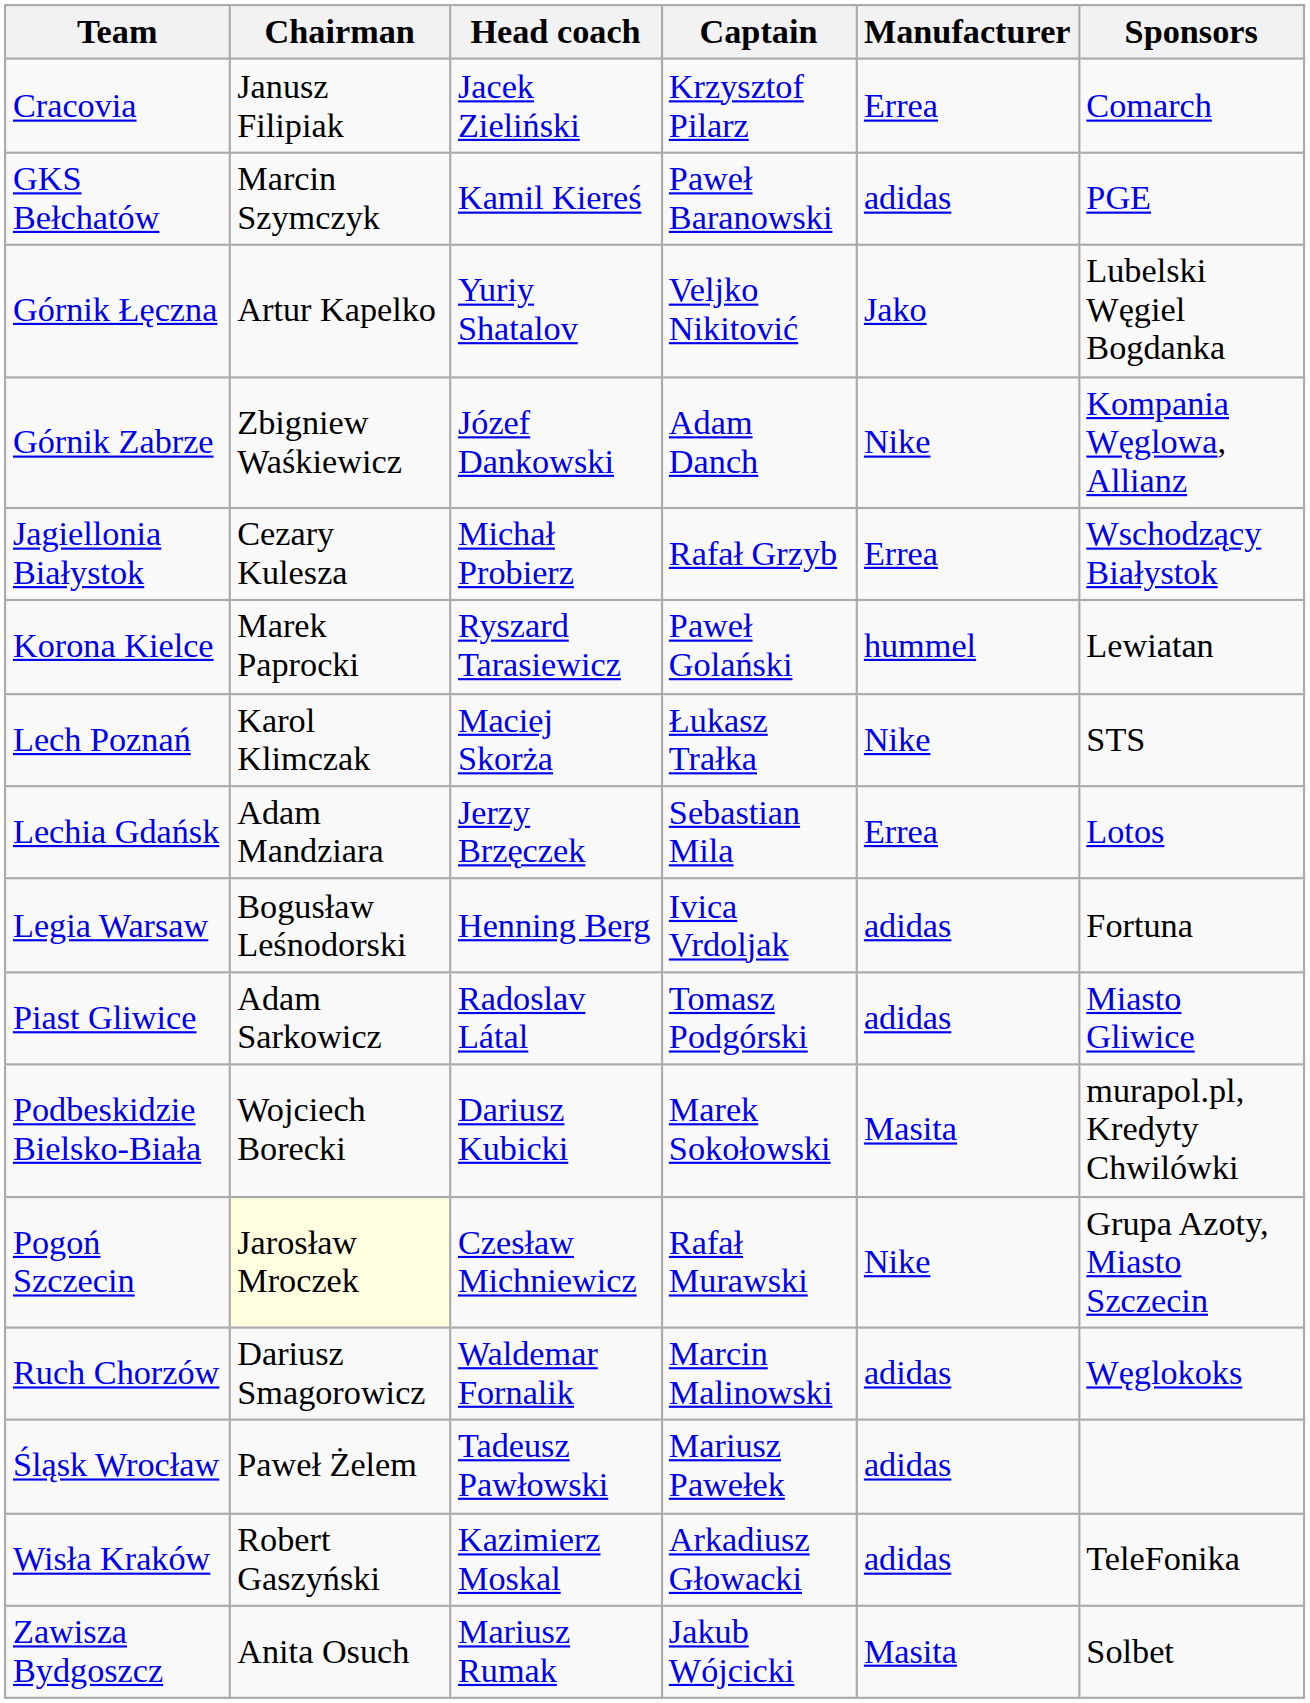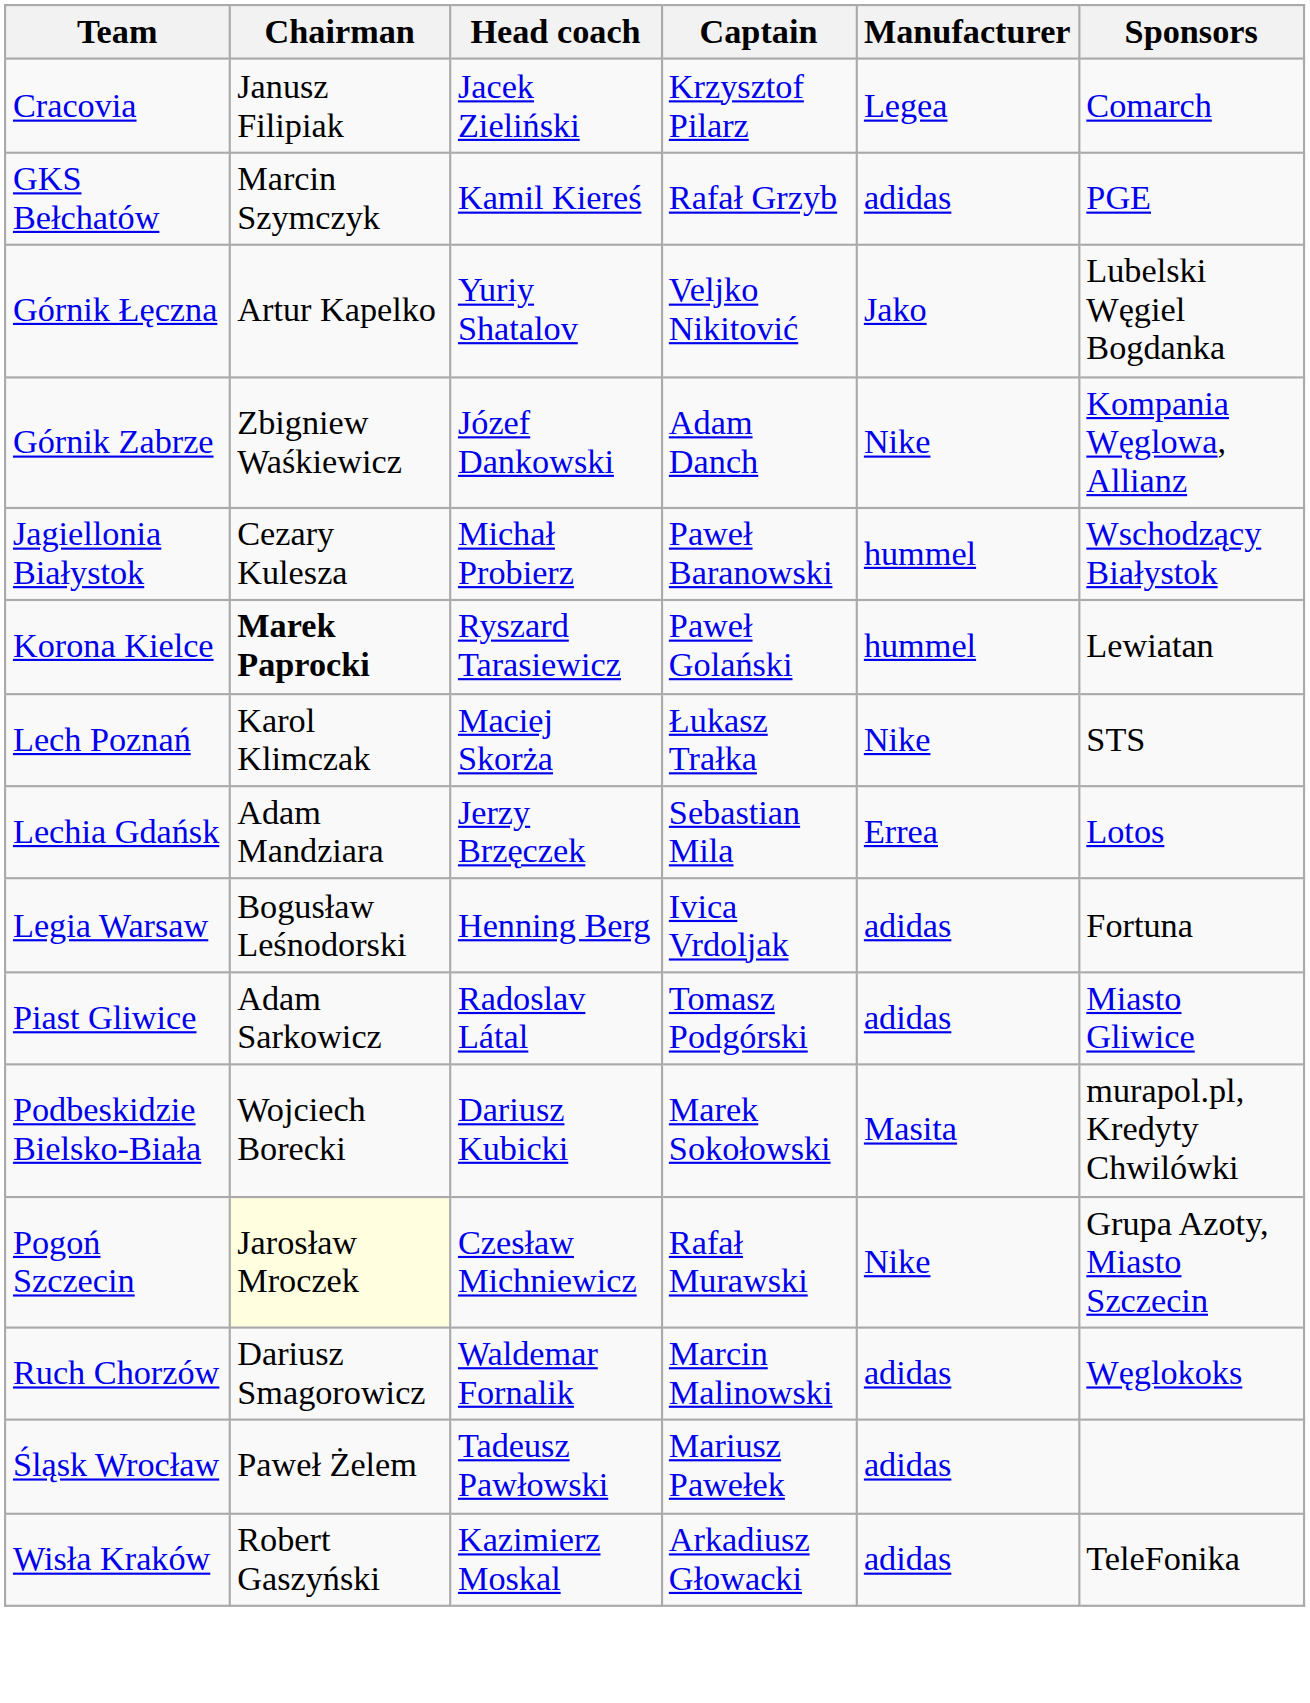(901, 105) Errea -> (906, 105) Legea
(751, 198) Paweł Baranowski -> (753, 198) Rafał Grzyb
(753, 553) Rafał Grzyb -> (751, 553) Paweł Baranowski
(901, 553) Errea -> (920, 553) hummel
(298, 646) normal -> (304, 646) bold
- row: (88, 1651)
